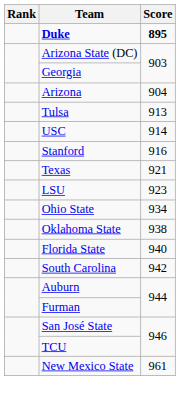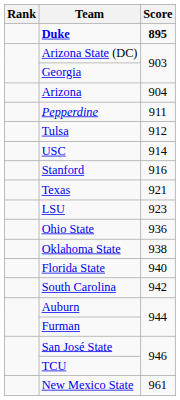+ row: (70, 111)
(158, 111) 913 -> (158, 131) 912
(158, 209) 934 -> (158, 229) 936
